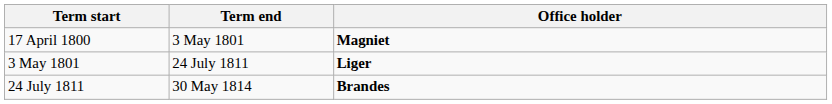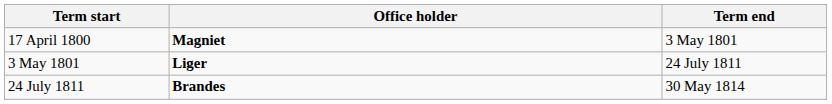columns swapped: (251, 16) <-> (580, 16)
